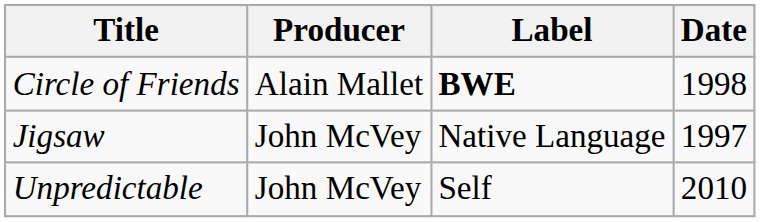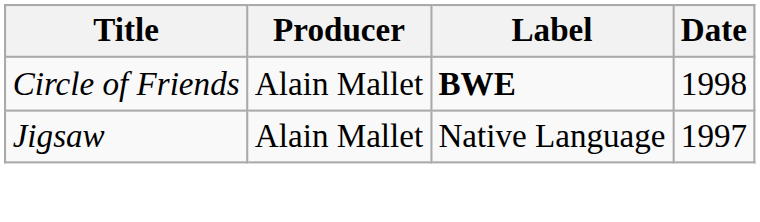(338, 135) John McVey -> (339, 135) Alain Mallet
- row: (108, 188)
